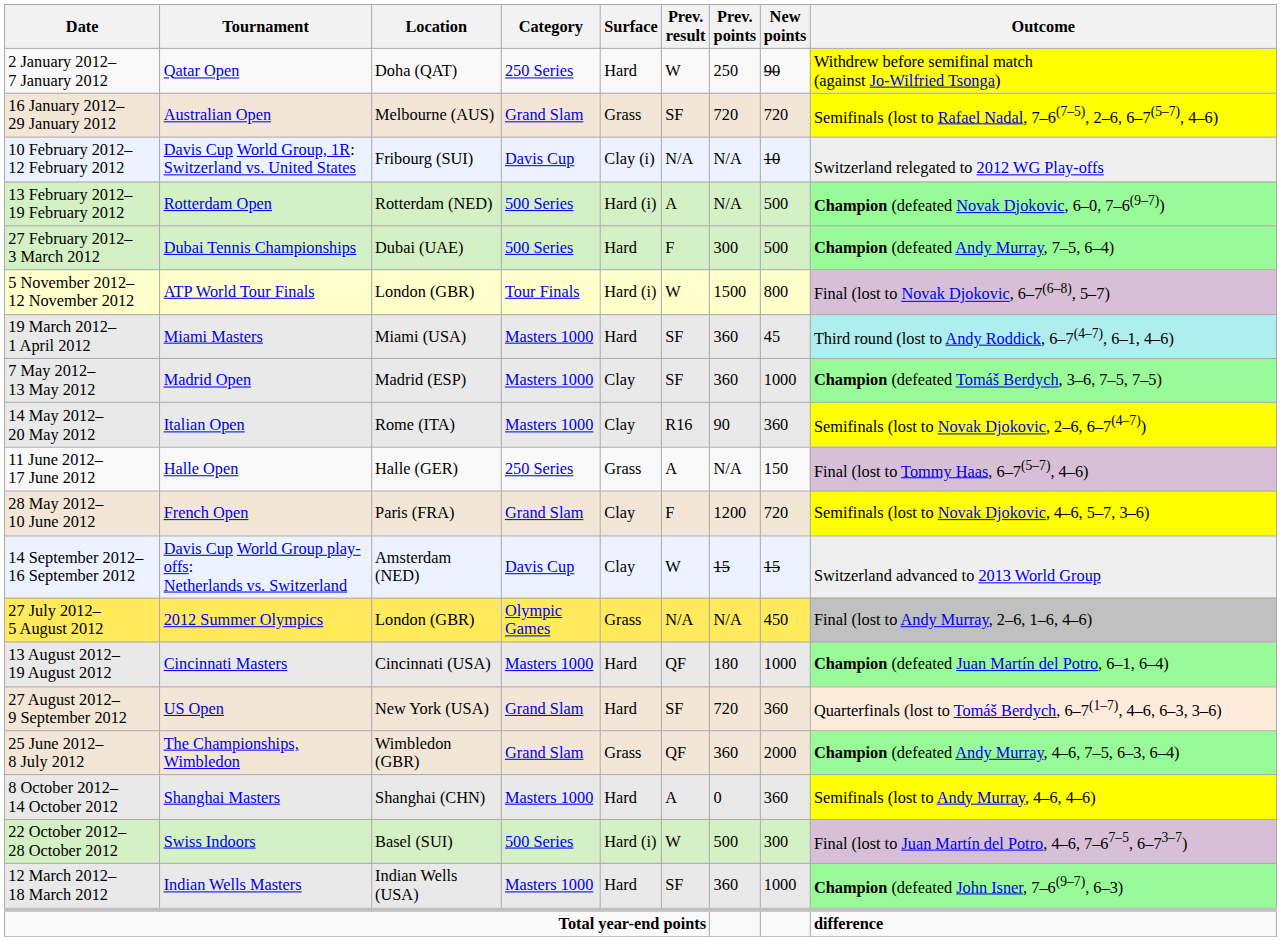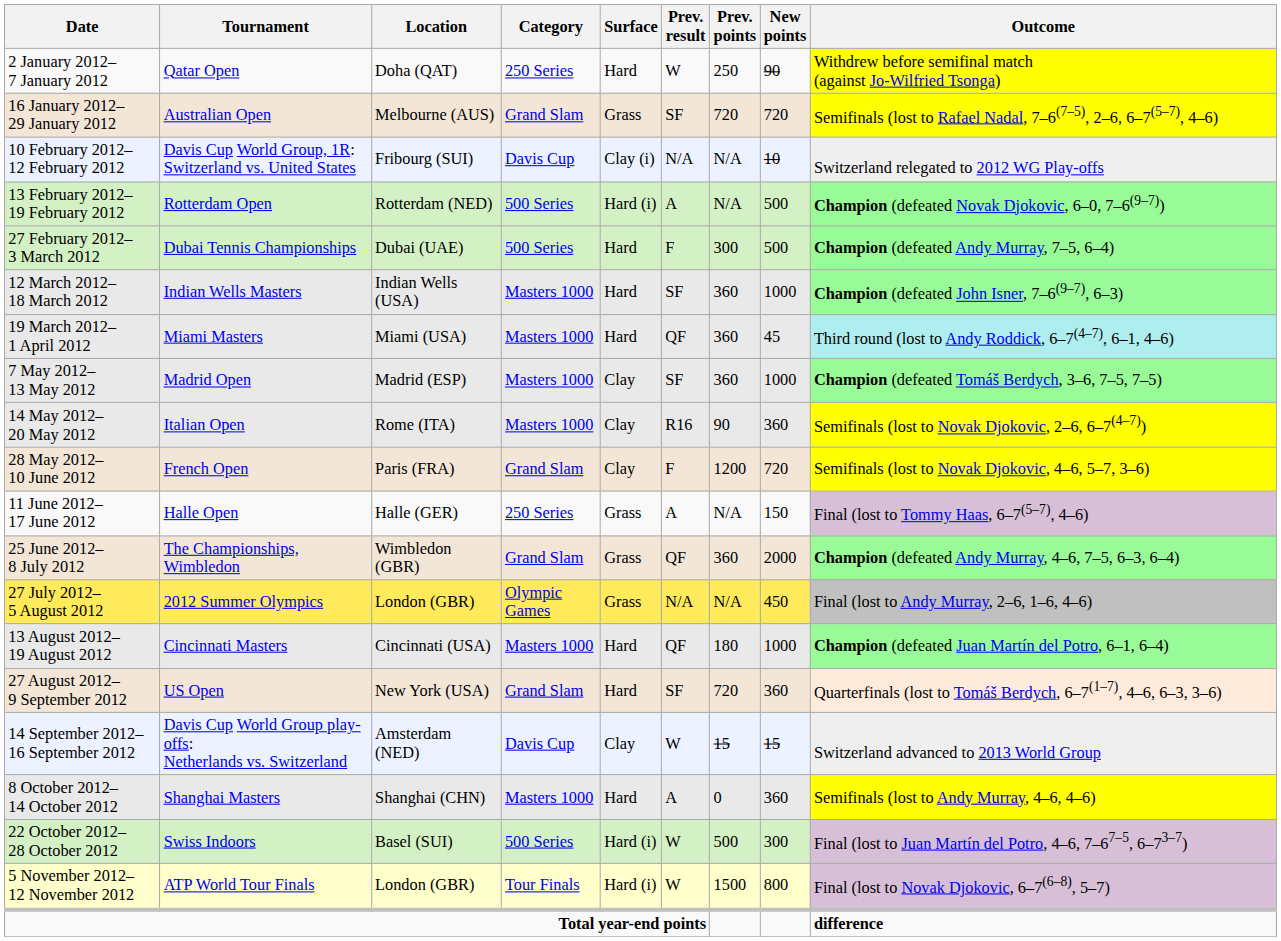rows swapped: (62, 885) <-> (71, 292)
(674, 336) SF -> (676, 336) QF
rows swapped: (56, 513) <-> (56, 469)
rows swapped: (56, 752) <-> (76, 566)
